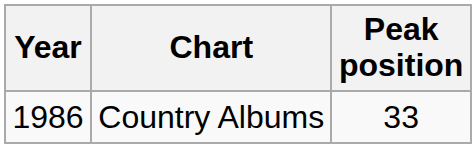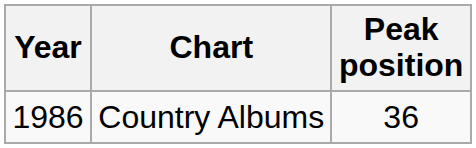(401, 116) 33 -> (401, 116) 36
